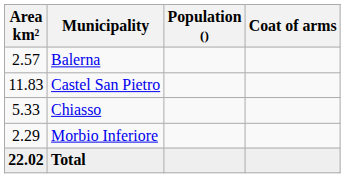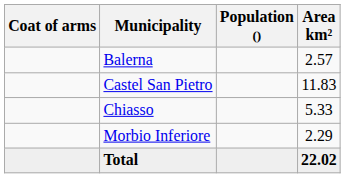columns swapped: (293, 25) <-> (26, 25)
